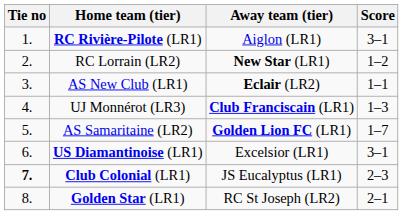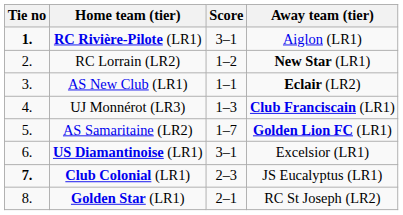columns swapped: (378, 15) <-> (282, 15)
(27, 38) normal -> (27, 38) bold
